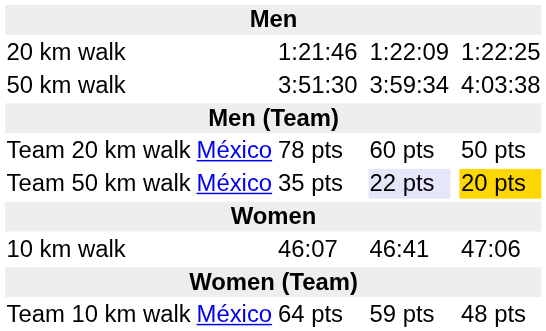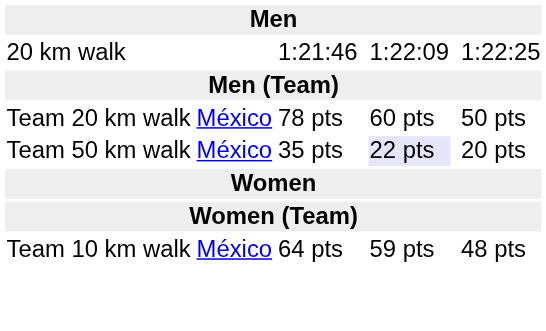- row: (66, 85)
(493, 183) gold background -> (493, 150) no background
- row: (66, 249)
